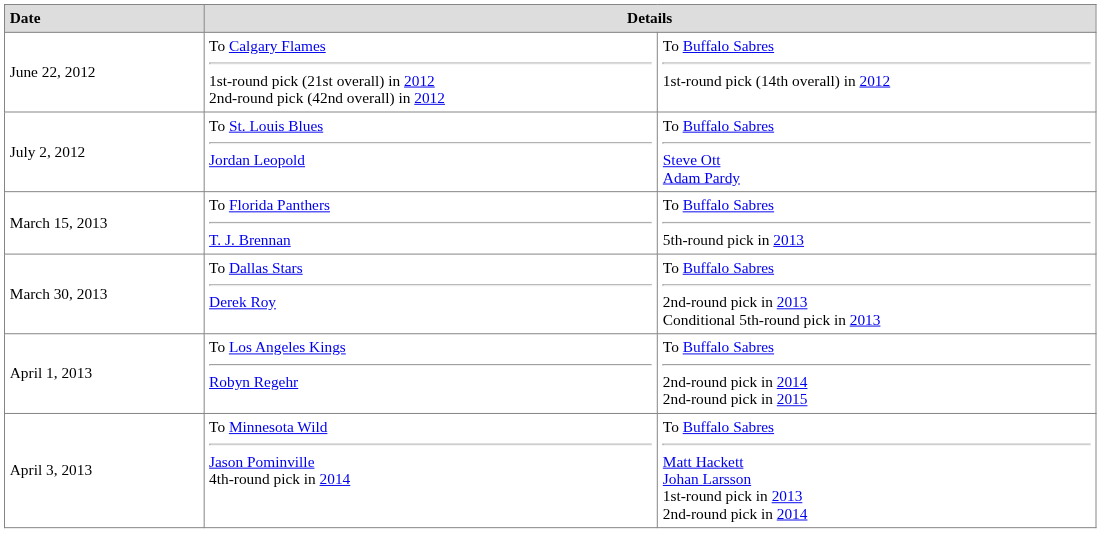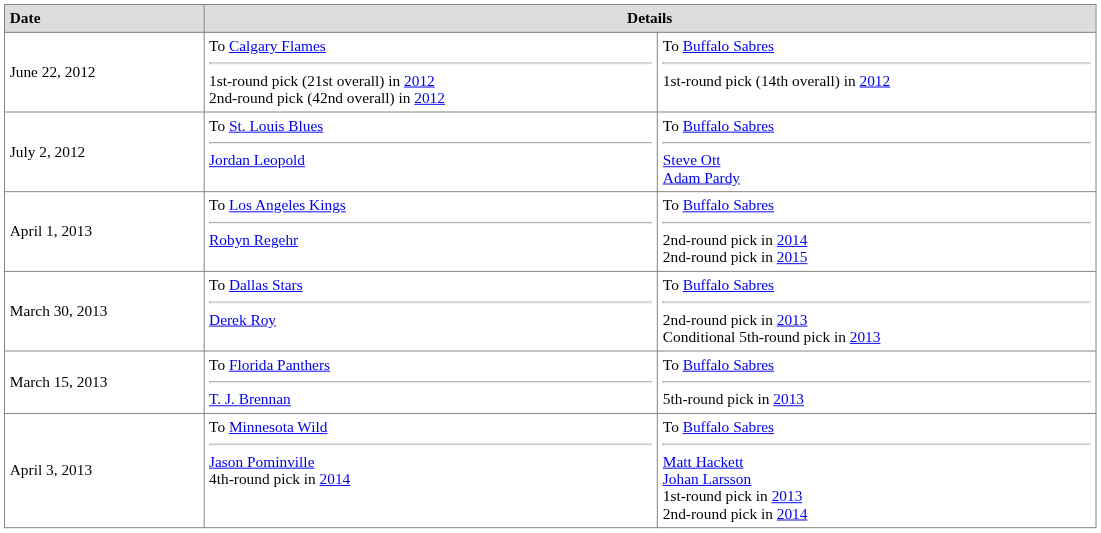rows swapped: (59, 222) <-> (51, 373)
